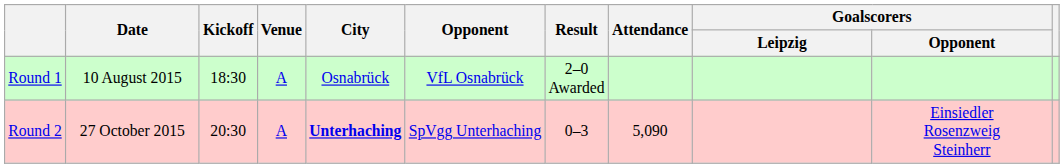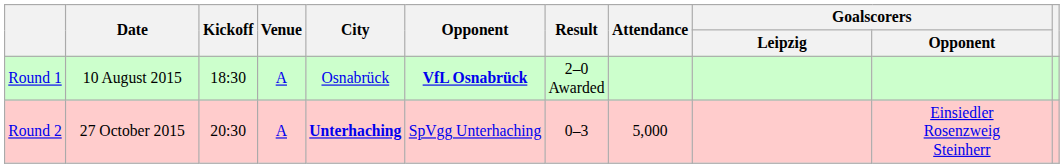(475, 77) normal -> (475, 77) bold
(650, 131) 5,090 -> (650, 131) 5,000
